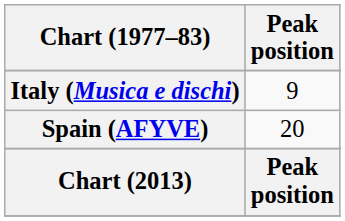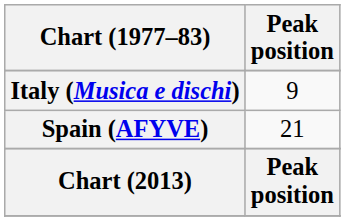(292, 129) 20 -> (292, 129) 21
